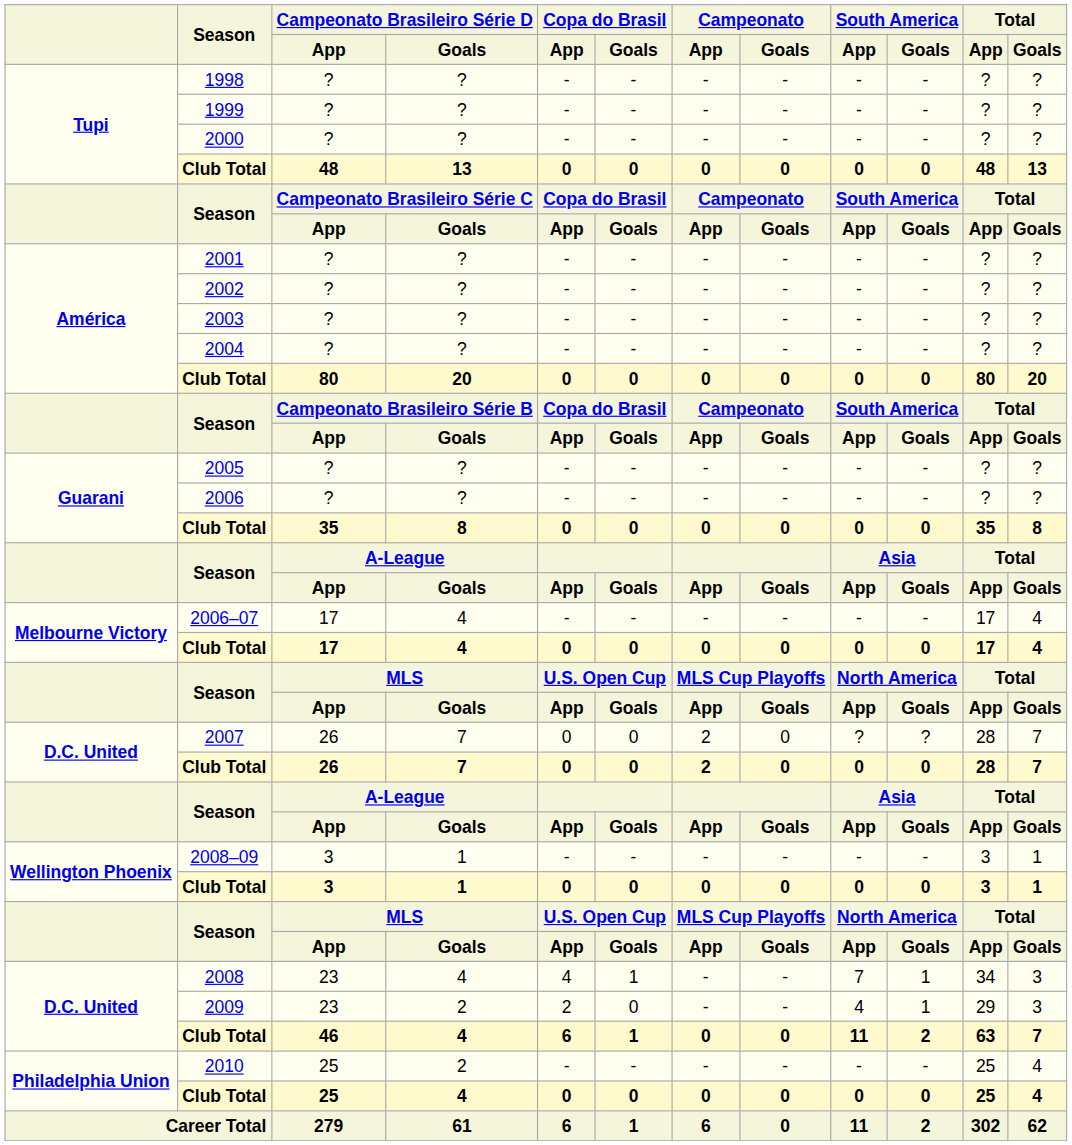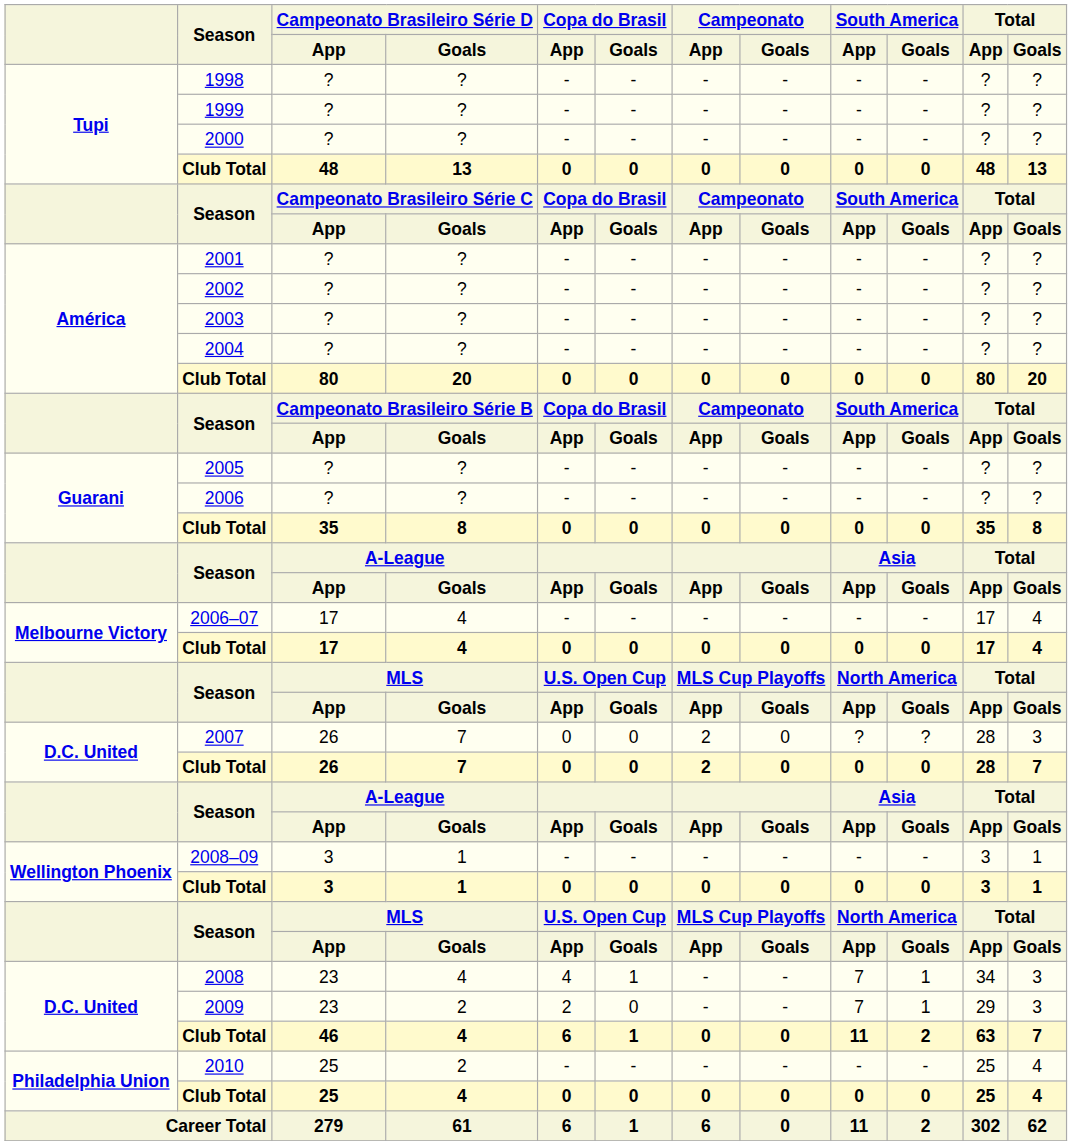(1037, 737) 7 -> (1037, 737) 3
(859, 1006) 4 -> (859, 1006) 7
